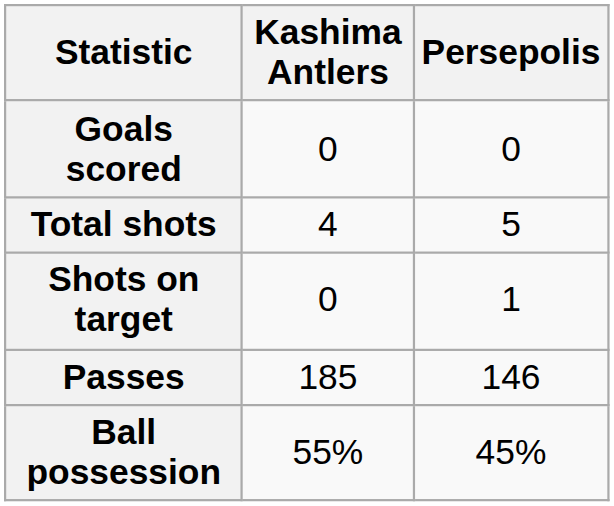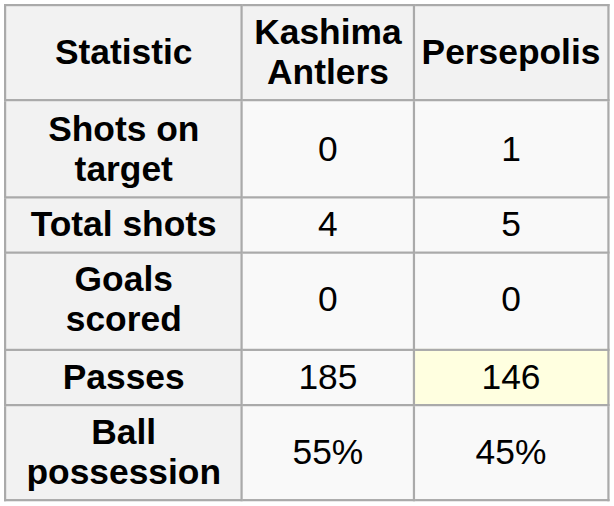rows swapped: (124, 148) <-> (124, 300)
(511, 376) no background -> (511, 376) lightyellow background
